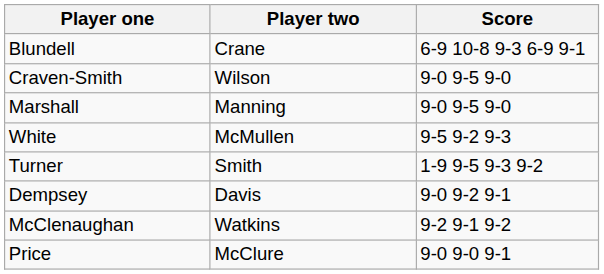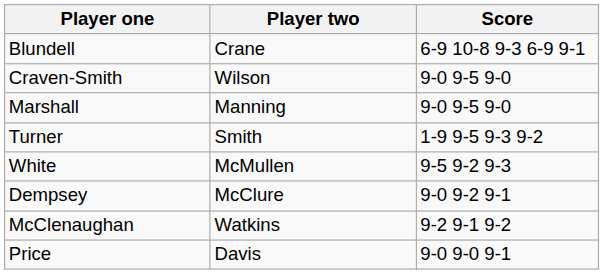rows swapped: (33, 136) <-> (36, 166)
(238, 195) Davis -> (249, 195) McClure
(249, 254) McClure -> (238, 254) Davis
